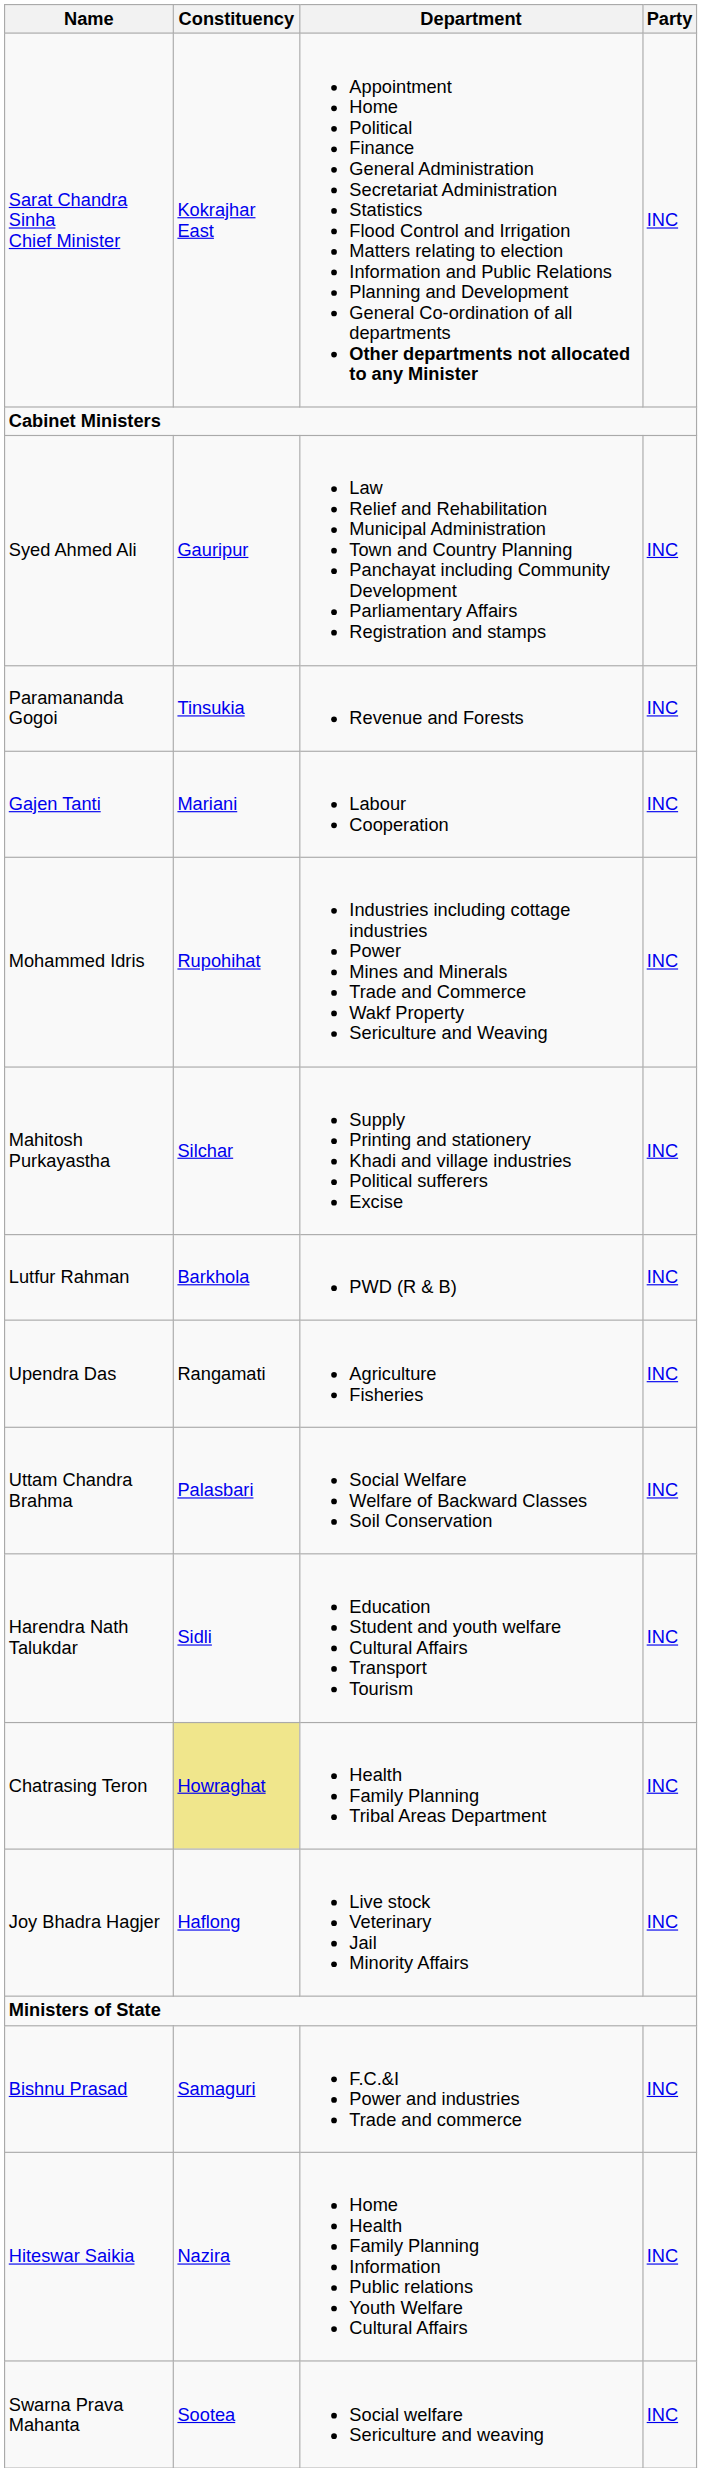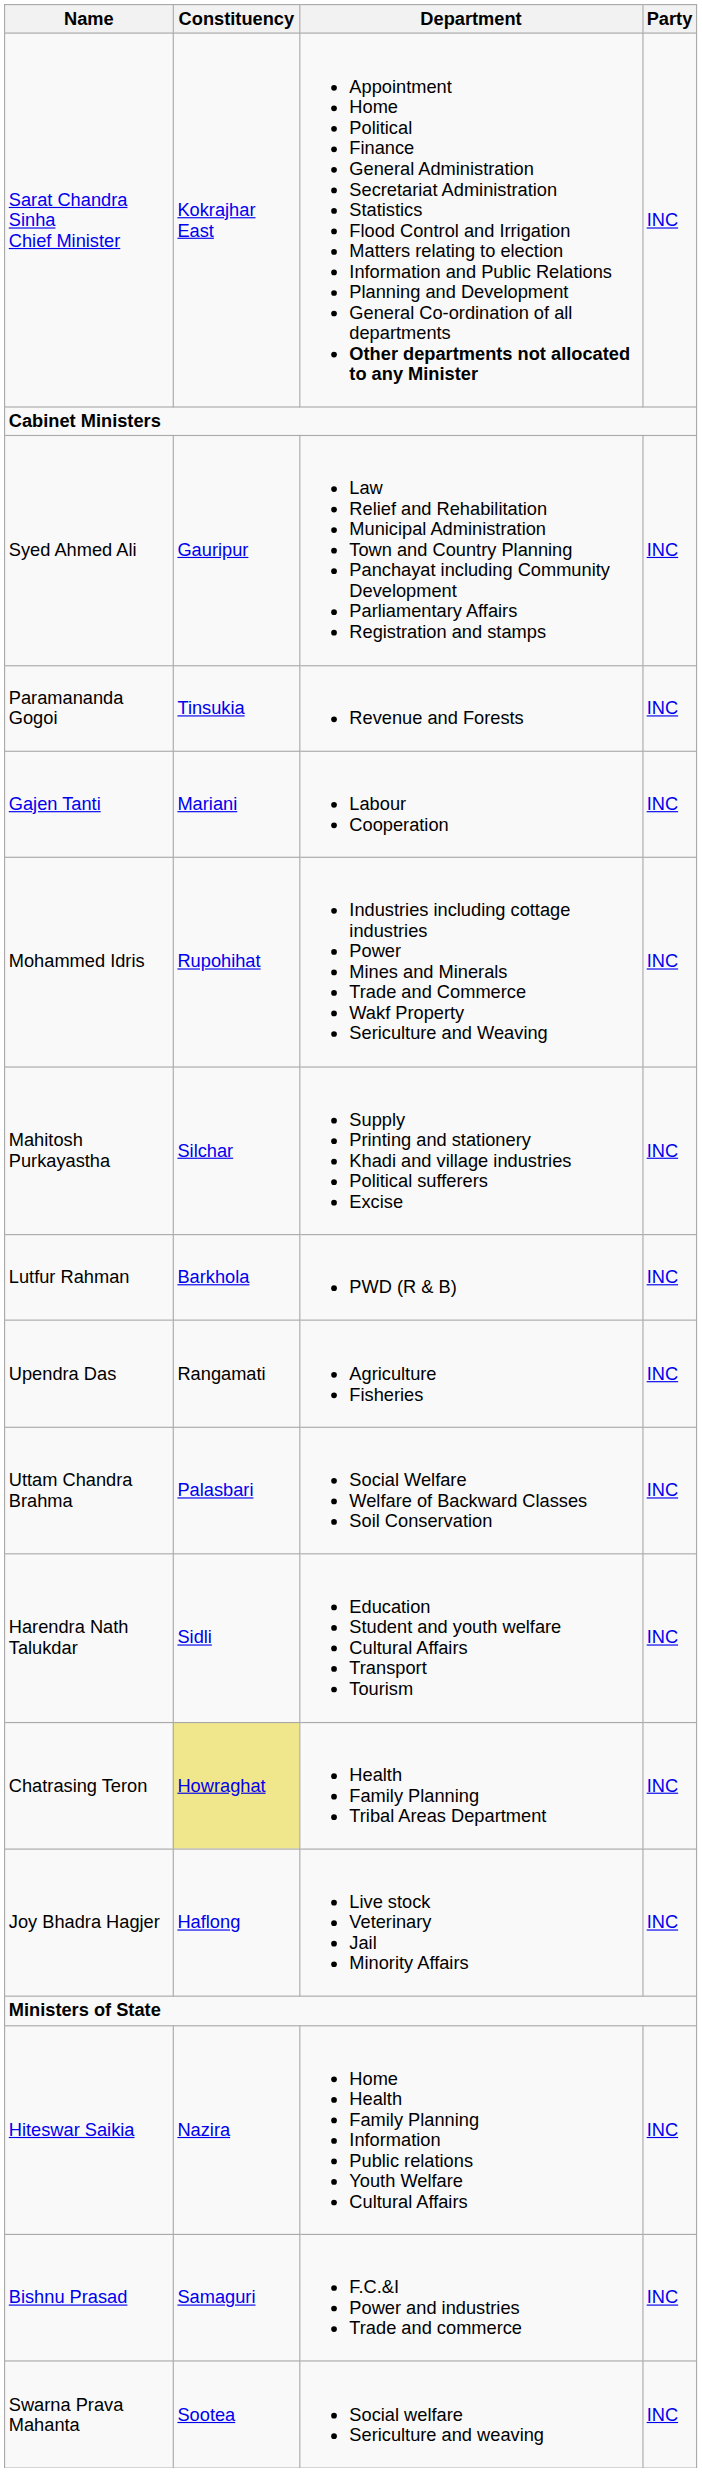rows swapped: (72, 2256) <-> (68, 2088)
